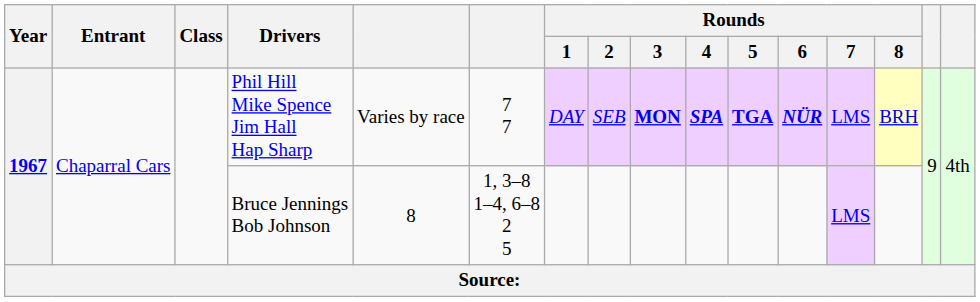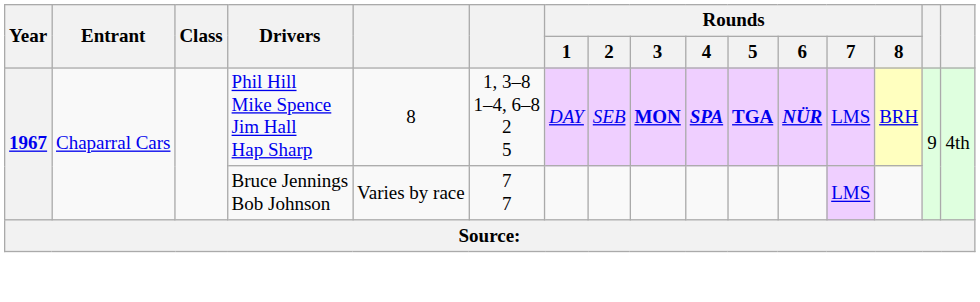(411, 116) Varies by race -> (411, 116) 8
(507, 116) 7 7 -> (507, 116) 1, 3–8 1–4, 6–8 2 5
(411, 215) 8 -> (411, 193) Varies by race
(507, 215) 1, 3–8 1–4, 6–8 2 5 -> (507, 193) 7 7
